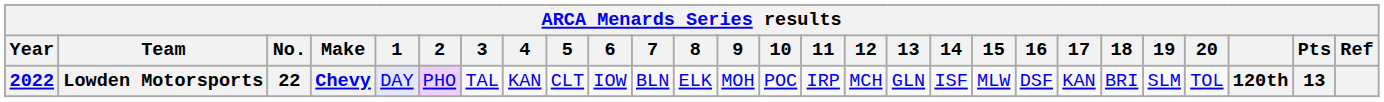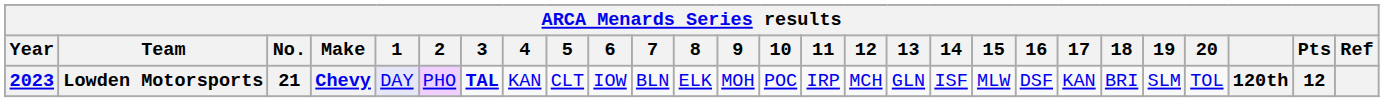(32, 80) 2022 -> (32, 80) 2023
(289, 80) 22 -> (289, 80) 21
(482, 80) normal -> (482, 80) bold
(1314, 80) 13 -> (1314, 80) 12
